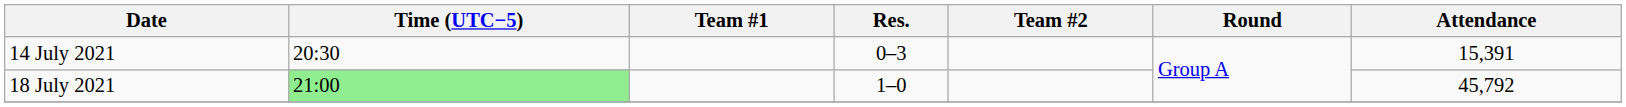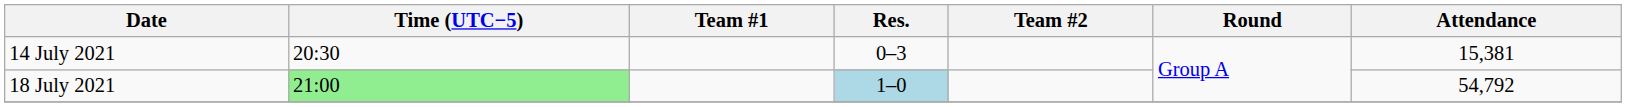(1486, 53) 15,391 -> (1486, 53) 15,381
(891, 85) no background -> (891, 85) lightblue background
(1486, 85) 45,792 -> (1486, 85) 54,792
